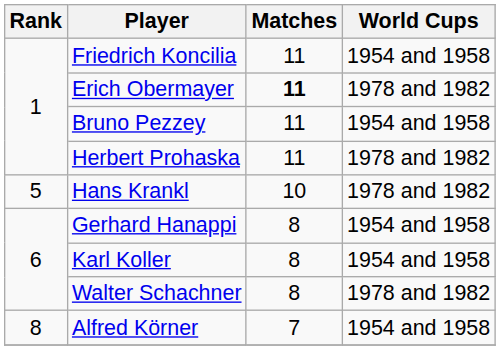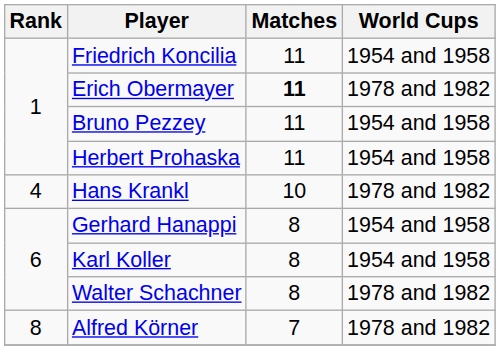(419, 157) 1978 and 1982 -> (419, 157) 1954 and 1958
(36, 191) 5 -> (36, 191) 4
(419, 327) 1954 and 1958 -> (419, 327) 1978 and 1982
